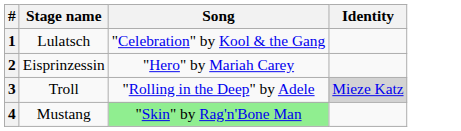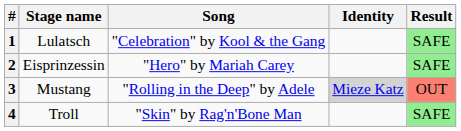+ column: (432, 16)
(64, 89) Troll -> (64, 89) Mustang
(64, 114) Mustang -> (64, 114) Troll
(219, 114) lightgreen background -> (219, 114) no background
